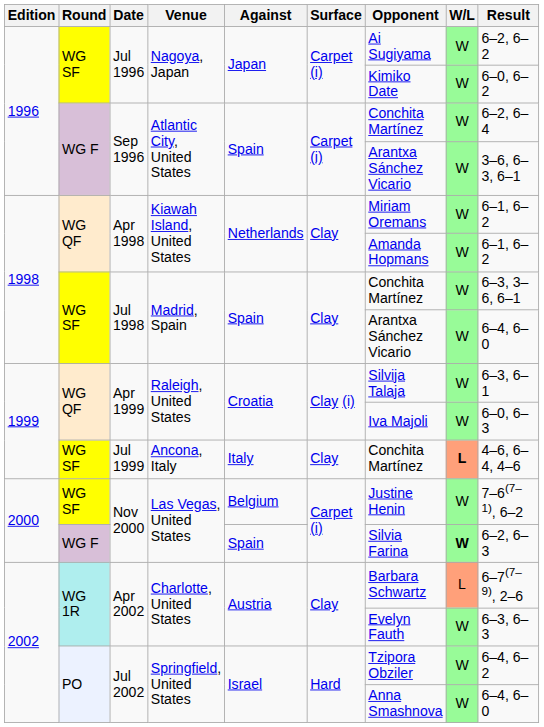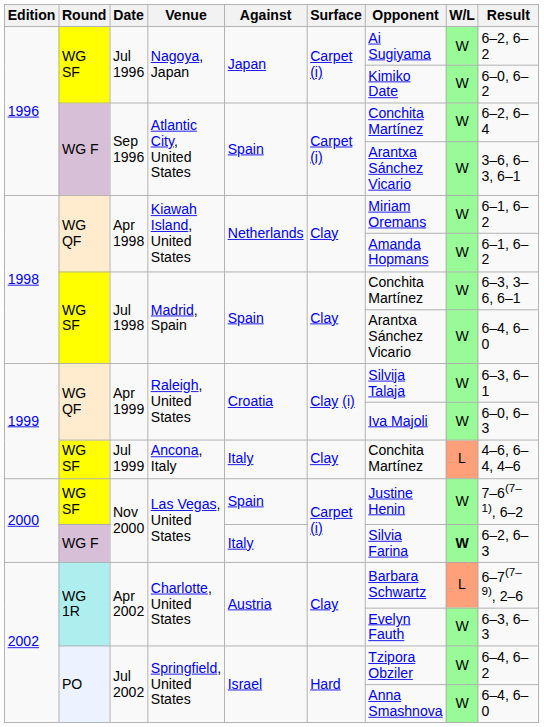(462, 459) bold -> (462, 459) normal
(253, 501) Belgium -> (246, 501) Spain
(246, 543) Spain -> (241, 543) Italy
